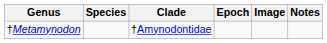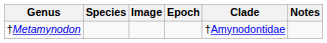columns swapped: (171, 13) <-> (270, 13)
